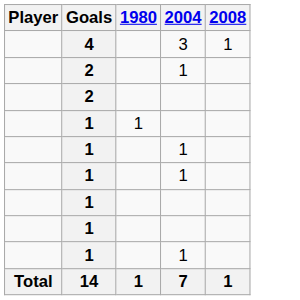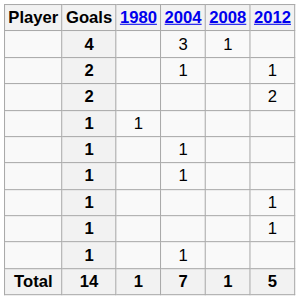+ column: (272, 17)
